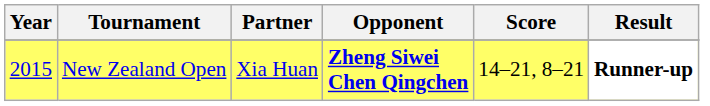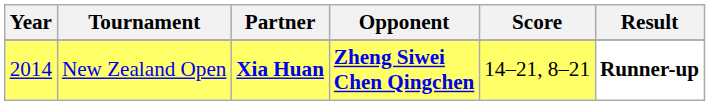(31, 69) 2015 -> (31, 69) 2014
(277, 69) normal -> (280, 69) bold
